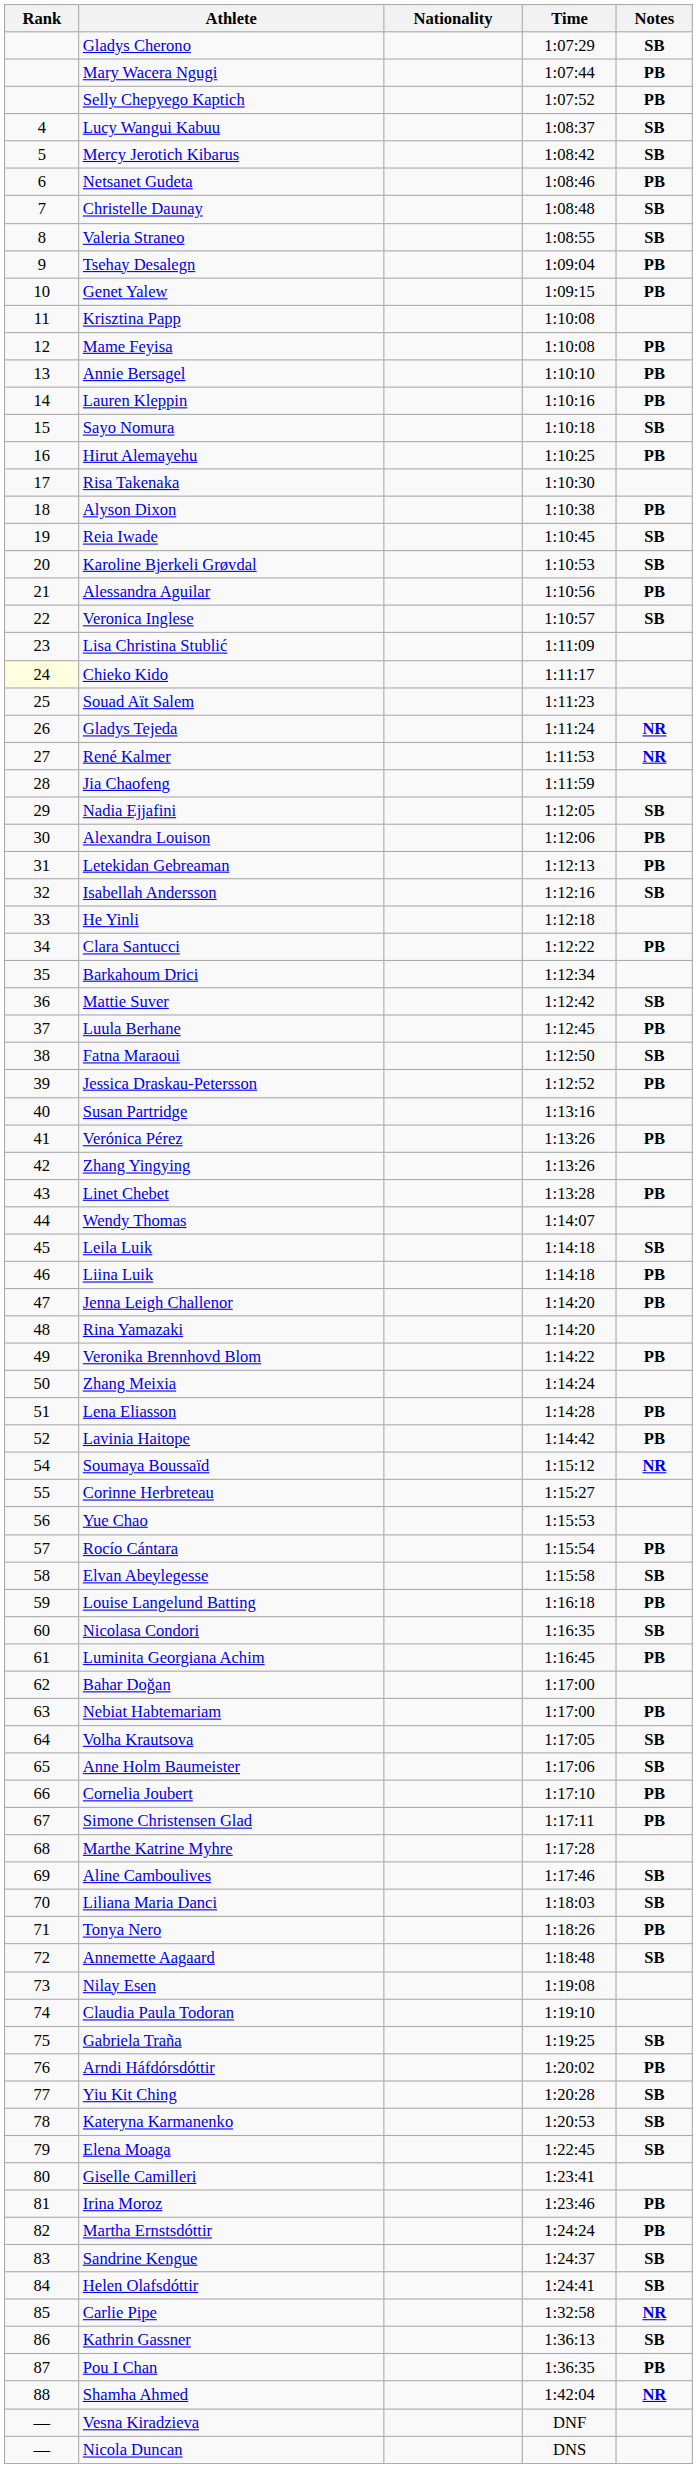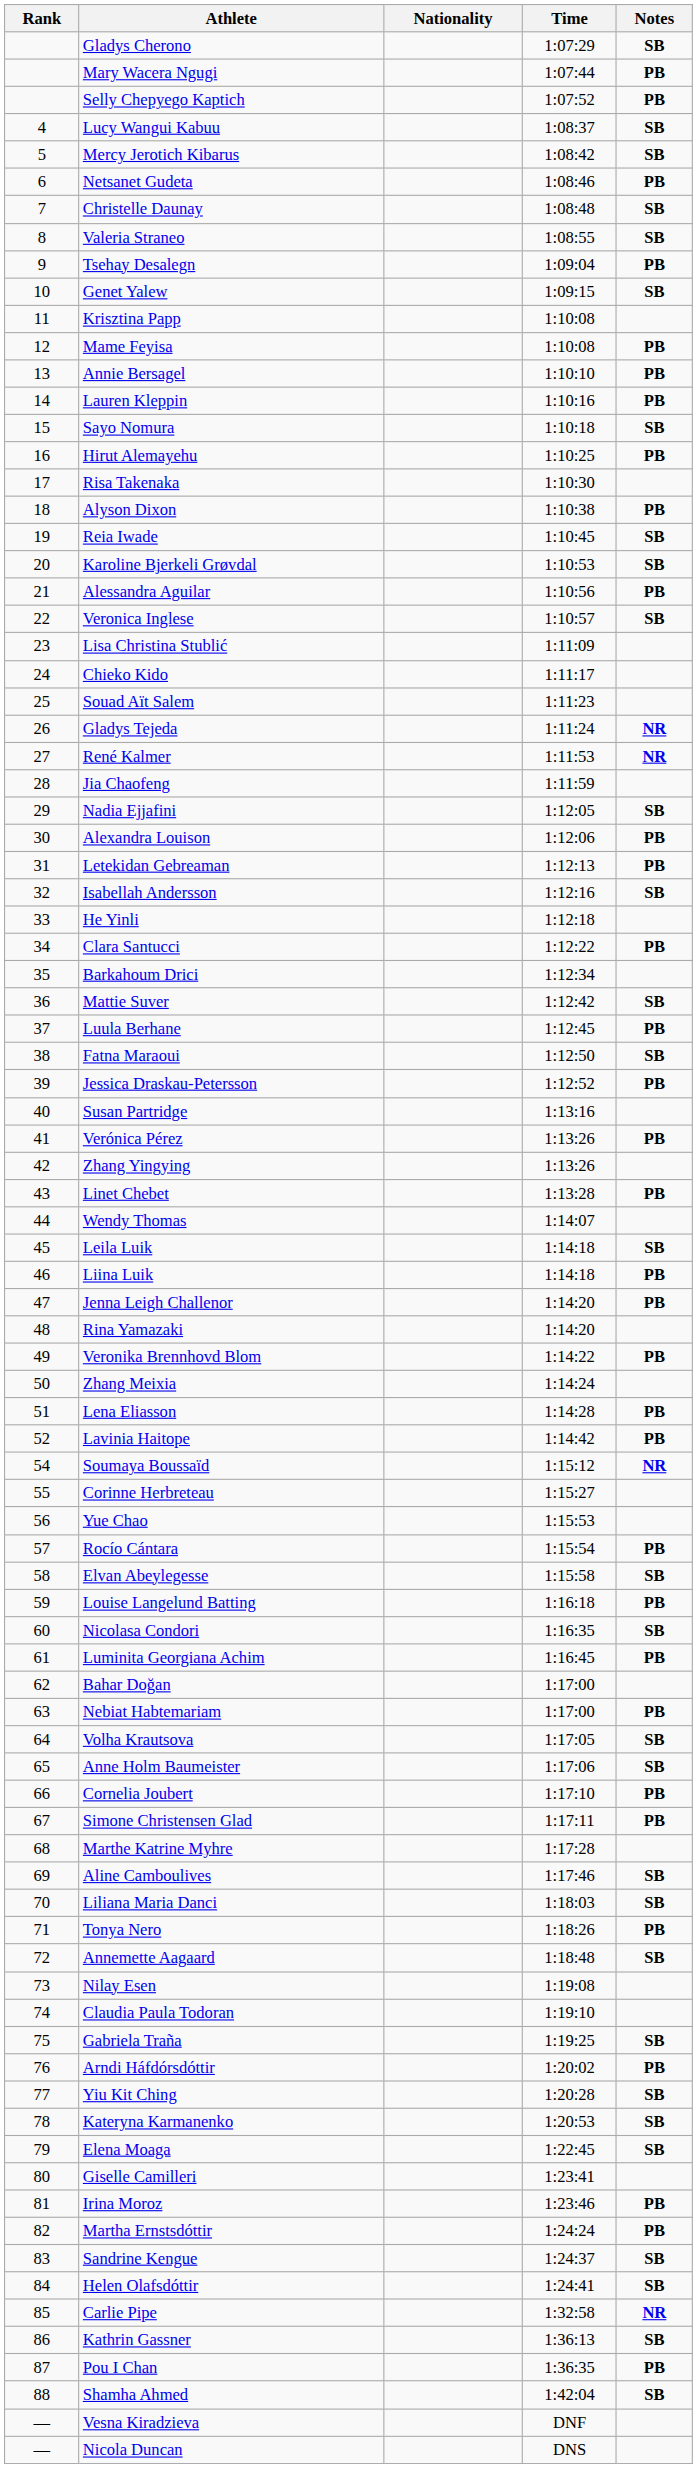(654, 291) PB -> (654, 291) SB
(42, 673) lightyellow background -> (42, 673) no background
(654, 2395) NR -> (654, 2395) SB
